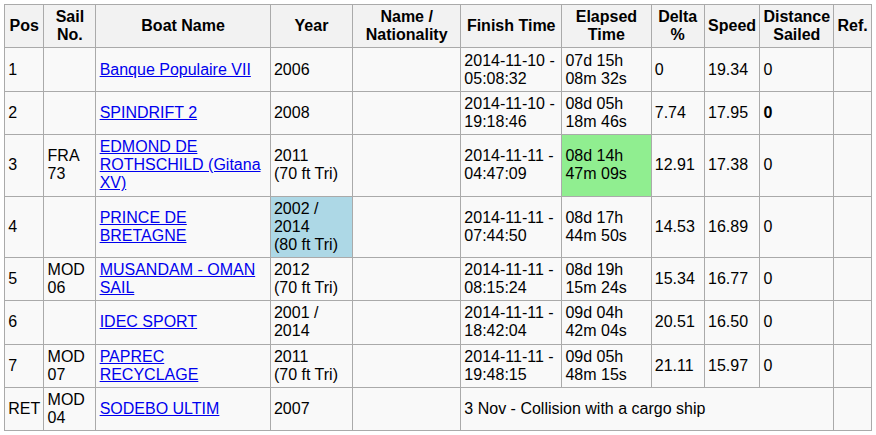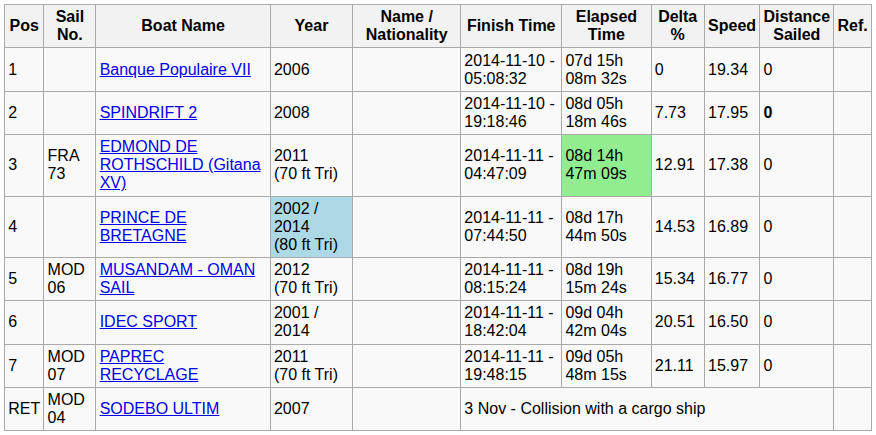(670, 112) 7.74 -> (670, 112) 7.73
